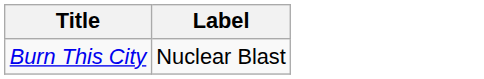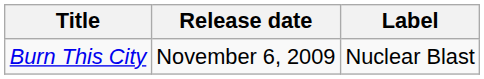+ column: (246, 21)
